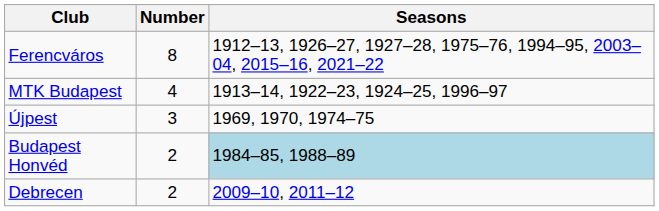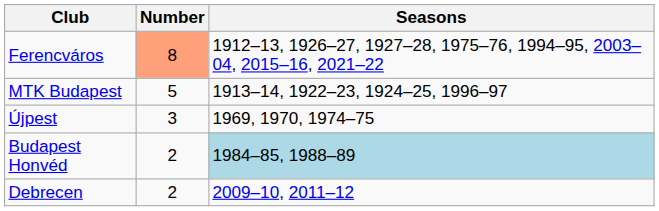(172, 54) no background -> (172, 54) lightsalmon background
(172, 91) 4 -> (172, 91) 5
